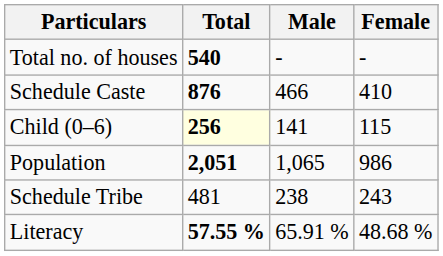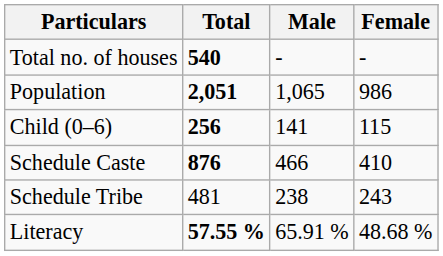rows swapped: (58, 162) <-> (78, 92)
(204, 127) lightyellow background -> (204, 127) no background
